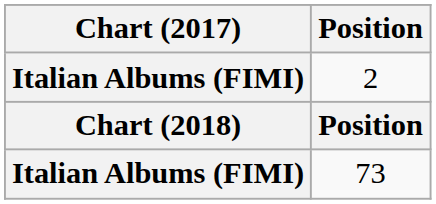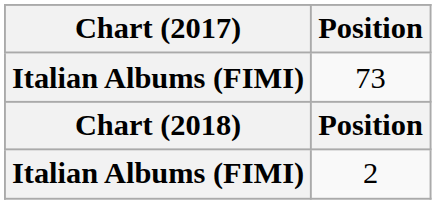rows swapped: (371, 76) <-> (371, 173)
